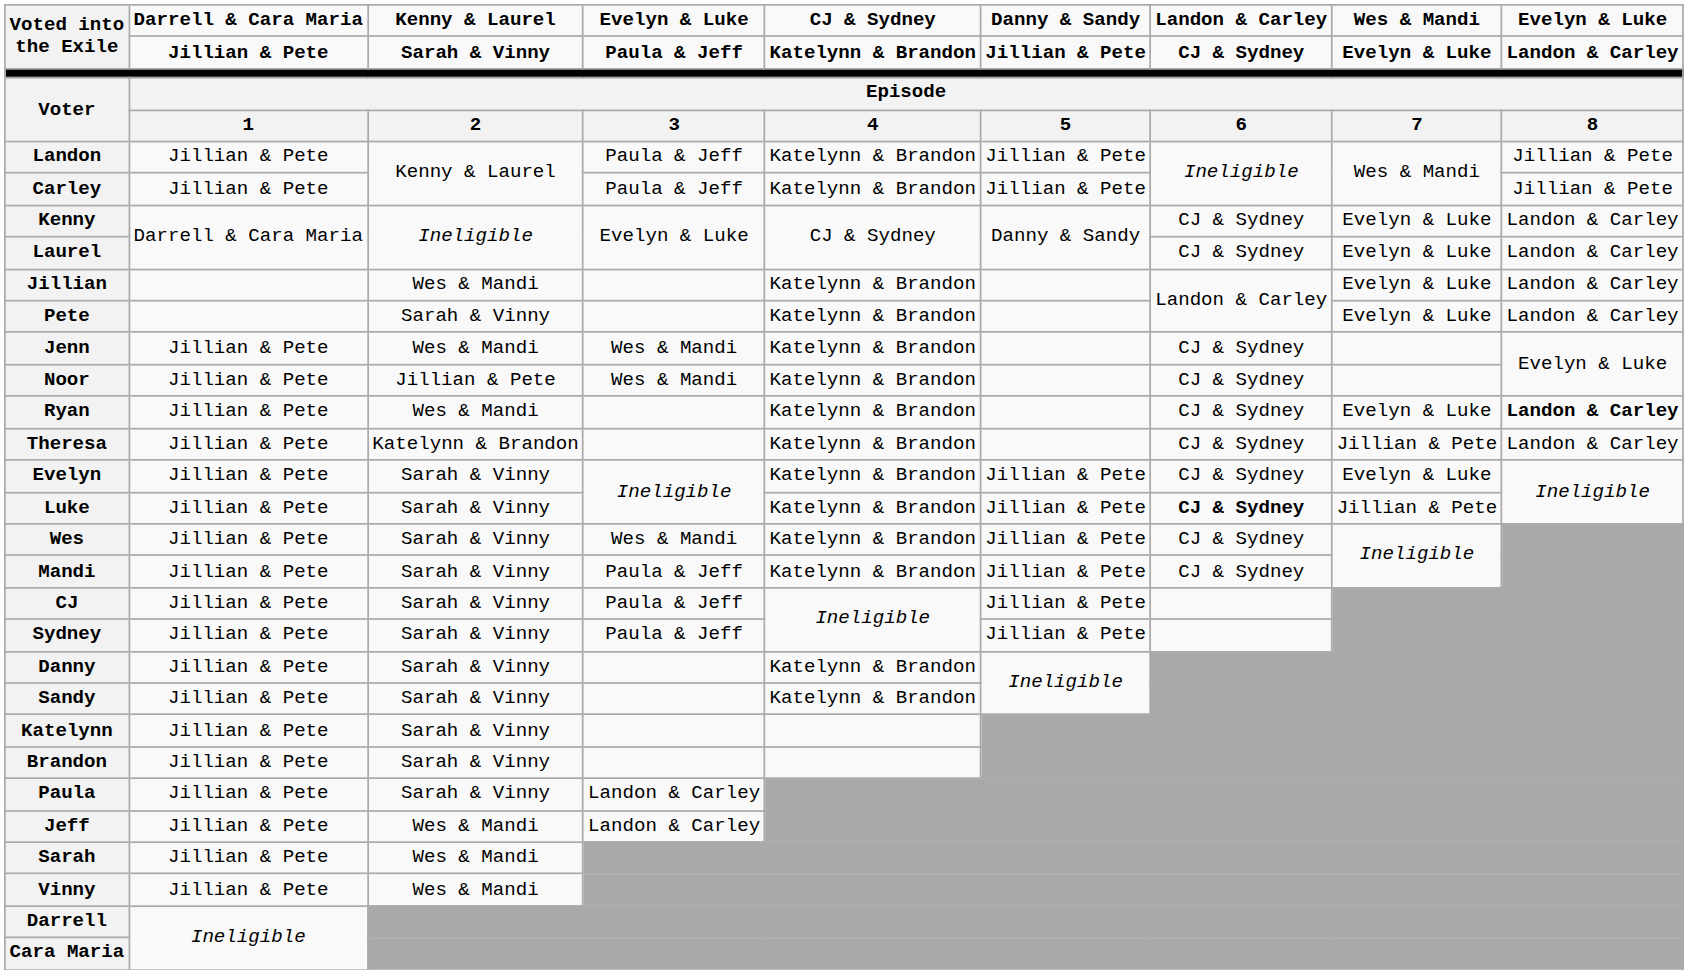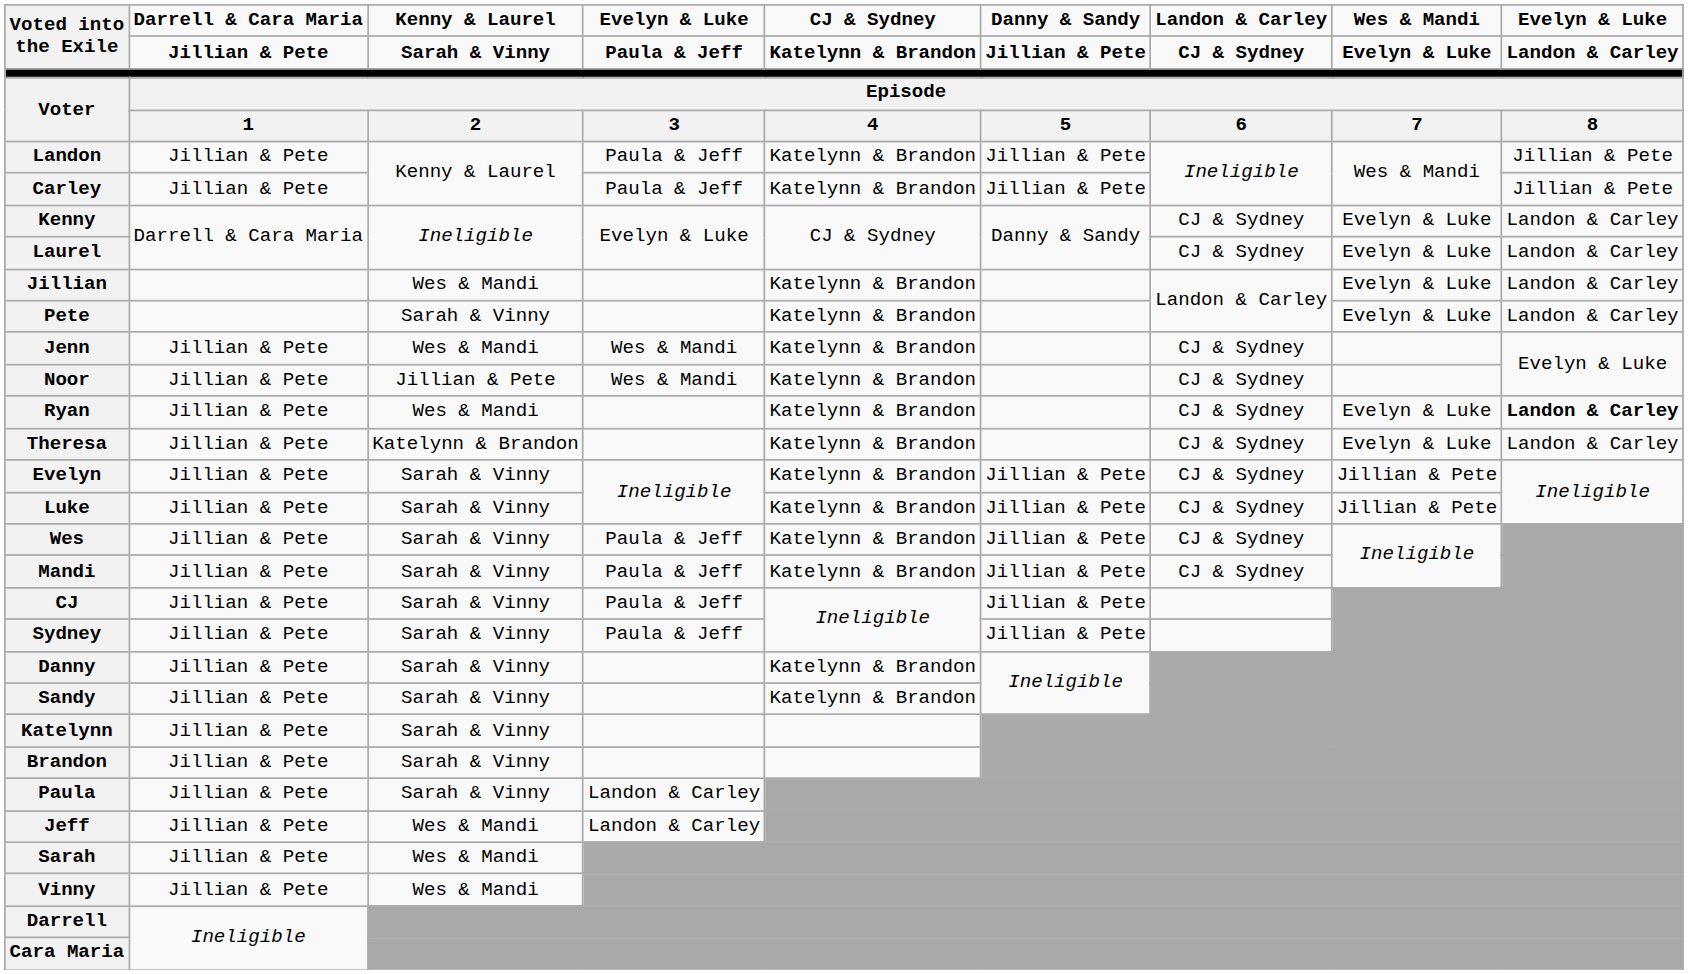(1417, 443) Jillian & Pete -> (1417, 443) Evelyn & Luke
(1417, 475) Evelyn & Luke -> (1417, 475) Jillian & Pete
(1241, 507) bold -> (1241, 507) normal
(674, 539) Wes & Mandi -> (674, 539) Paula & Jeff
